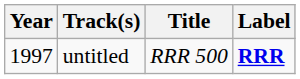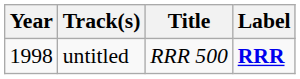(31, 55) 1997 -> (31, 55) 1998
